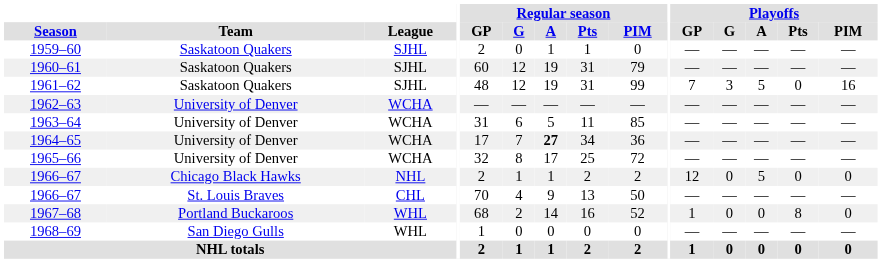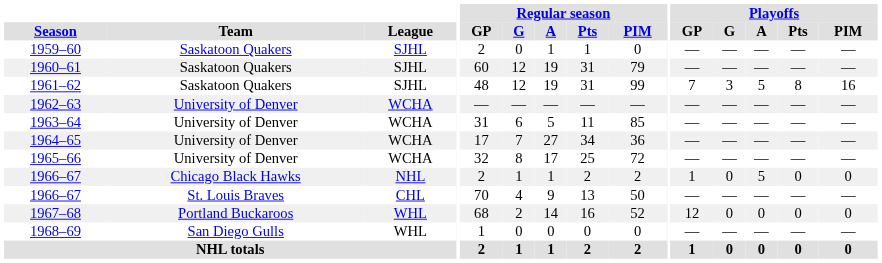(798, 85) 0 -> (798, 85) 8
(551, 140) bold -> (551, 140) normal
(692, 176) 12 -> (692, 176) 1
(692, 213) 1 -> (692, 213) 12
(798, 213) 8 -> (798, 213) 0
